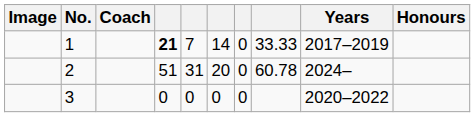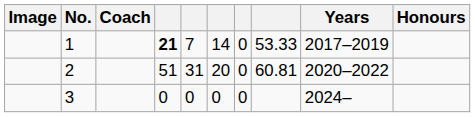(276, 44) 33.33 -> (276, 44) 53.33
(276, 71) 60.78 -> (276, 71) 60.81
(328, 71) 2024– -> (347, 71) 2020–2022
(347, 97) 2020–2022 -> (328, 97) 2024–
